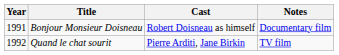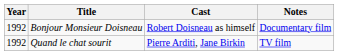(16, 27) 1991 -> (16, 27) 1992
